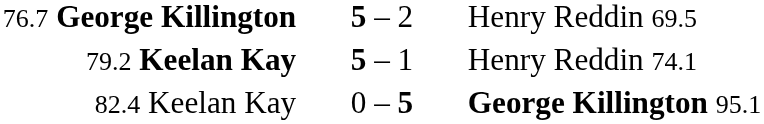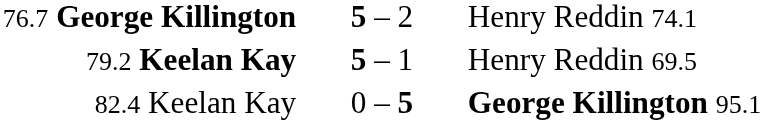(582, 16) Henry Reddin 69.5 -> (582, 16) Henry Reddin 74.1
(582, 59) Henry Reddin 74.1 -> (582, 59) Henry Reddin 69.5
